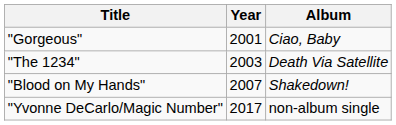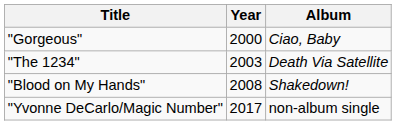(246, 39) 2001 -> (246, 39) 2000
(246, 85) 2007 -> (246, 85) 2008
